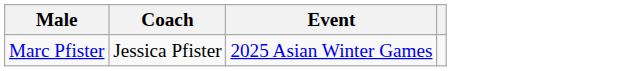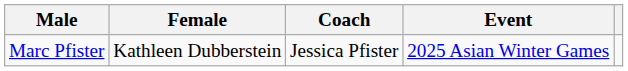+ column: (197, 19)
